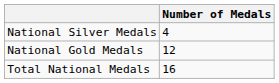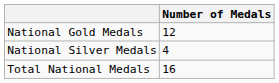rows swapped: (75, 51) <-> (82, 32)
